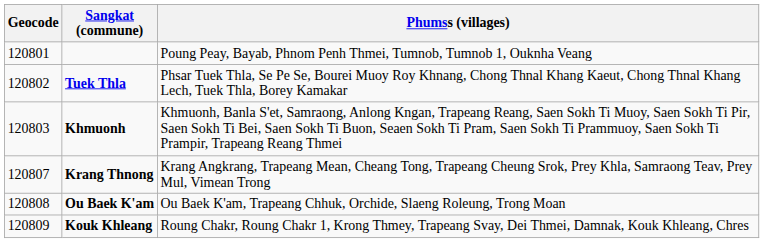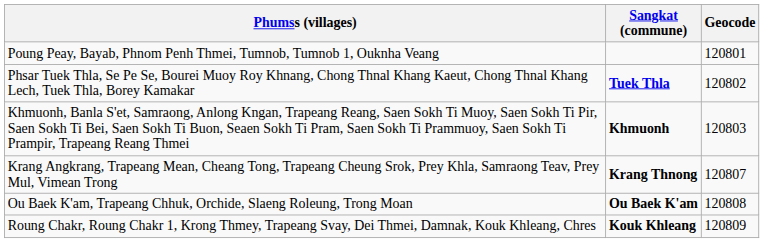columns swapped: (33, 23) <-> (458, 23)
